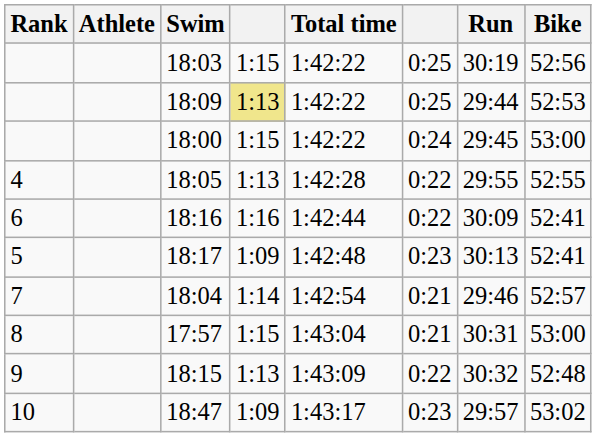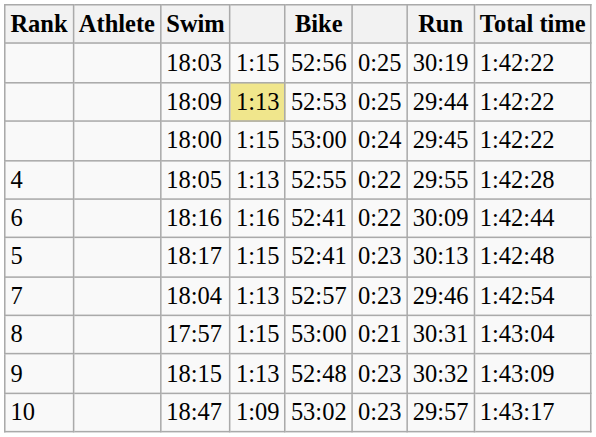columns swapped: (558, 23) <-> (344, 23)
(258, 256) 1:09 -> (258, 256) 1:15
(258, 295) 1:14 -> (258, 295) 1:13
(430, 295) 0:21 -> (380, 295) 0:23
(430, 373) 0:22 -> (380, 373) 0:23
